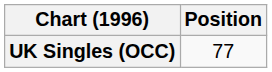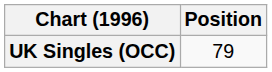(223, 51) 77 -> (223, 51) 79
